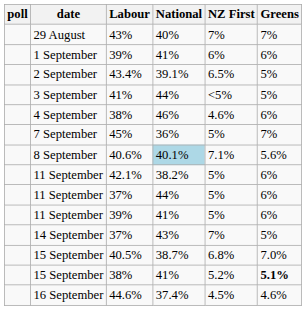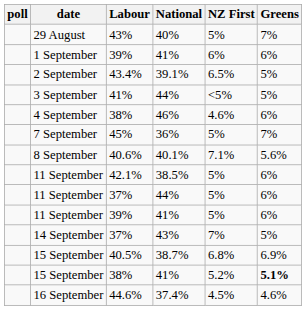(216, 34) 7% -> (216, 34) 5%
(172, 154) lightblue background -> (172, 154) no background
(172, 174) 38.2% -> (172, 174) 38.5%
(274, 255) 7.0% -> (274, 255) 6.9%
